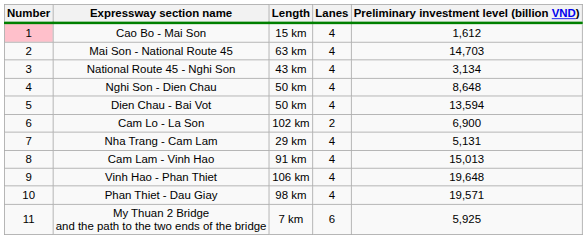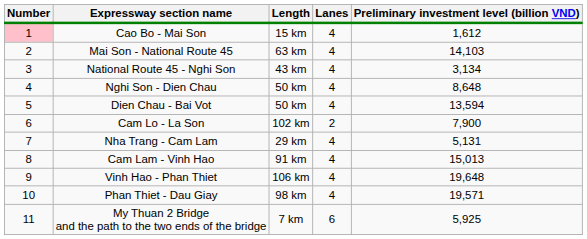(467, 51) 14,703 -> (467, 51) 14,103
(467, 123) 6,900 -> (467, 123) 7,900
